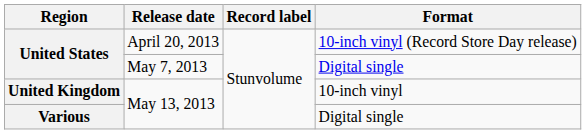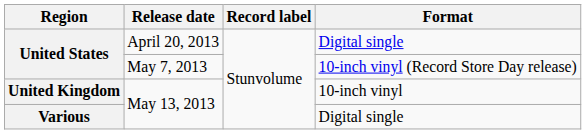(448, 41) 10-inch vinyl (Record Store Day release) -> (361, 41) Digital single
(361, 66) Digital single -> (448, 66) 10-inch vinyl (Record Store Day release)
